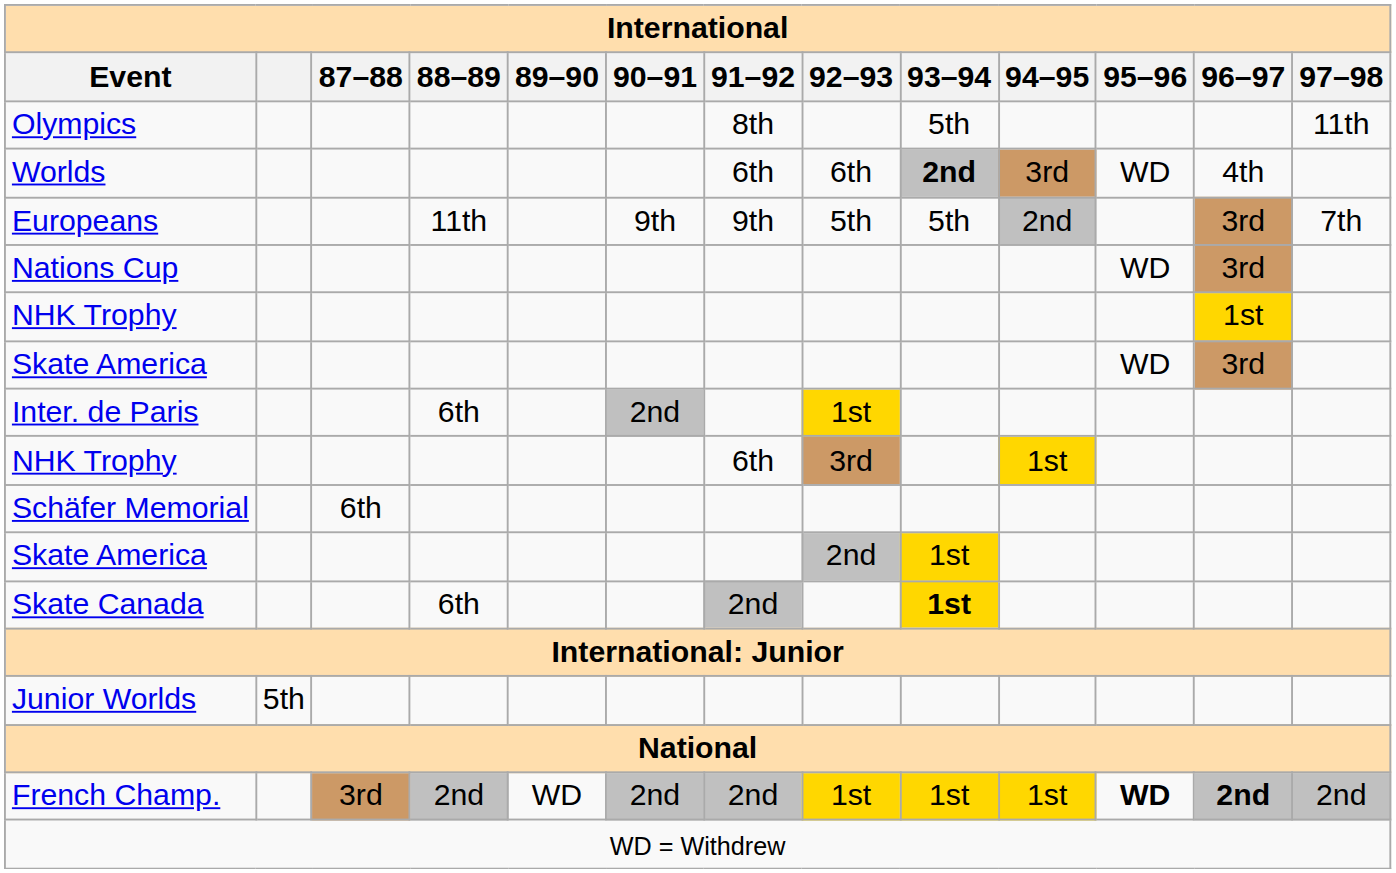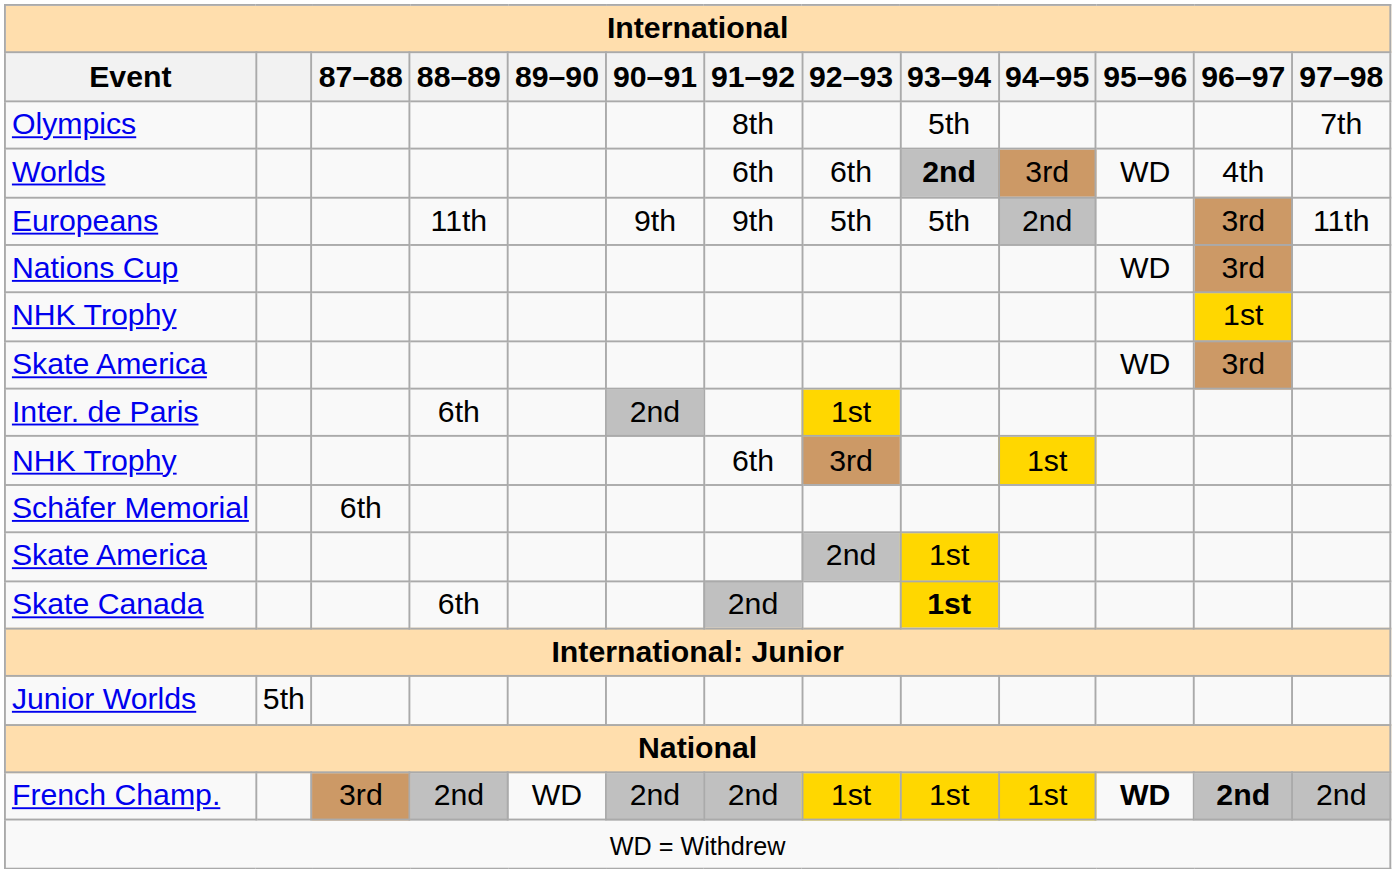(1341, 124) 11th -> (1341, 124) 7th
(1341, 220) 7th -> (1341, 220) 11th
